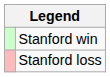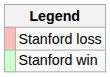rows swapped: (58, 39) <-> (60, 61)
